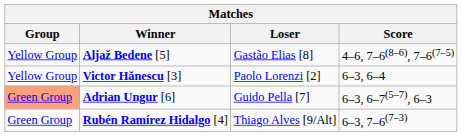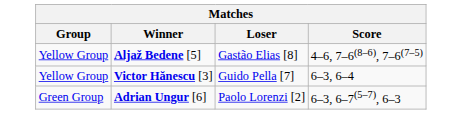(277, 76) Paolo Lorenzi [2] -> (256, 76) Guido Pella [7]
(40, 97) lightsalmon background -> (71, 97) no background
(272, 97) Guido Pella [7] -> (262, 97) Paolo Lorenzi [2]
- row: (155, 120)
